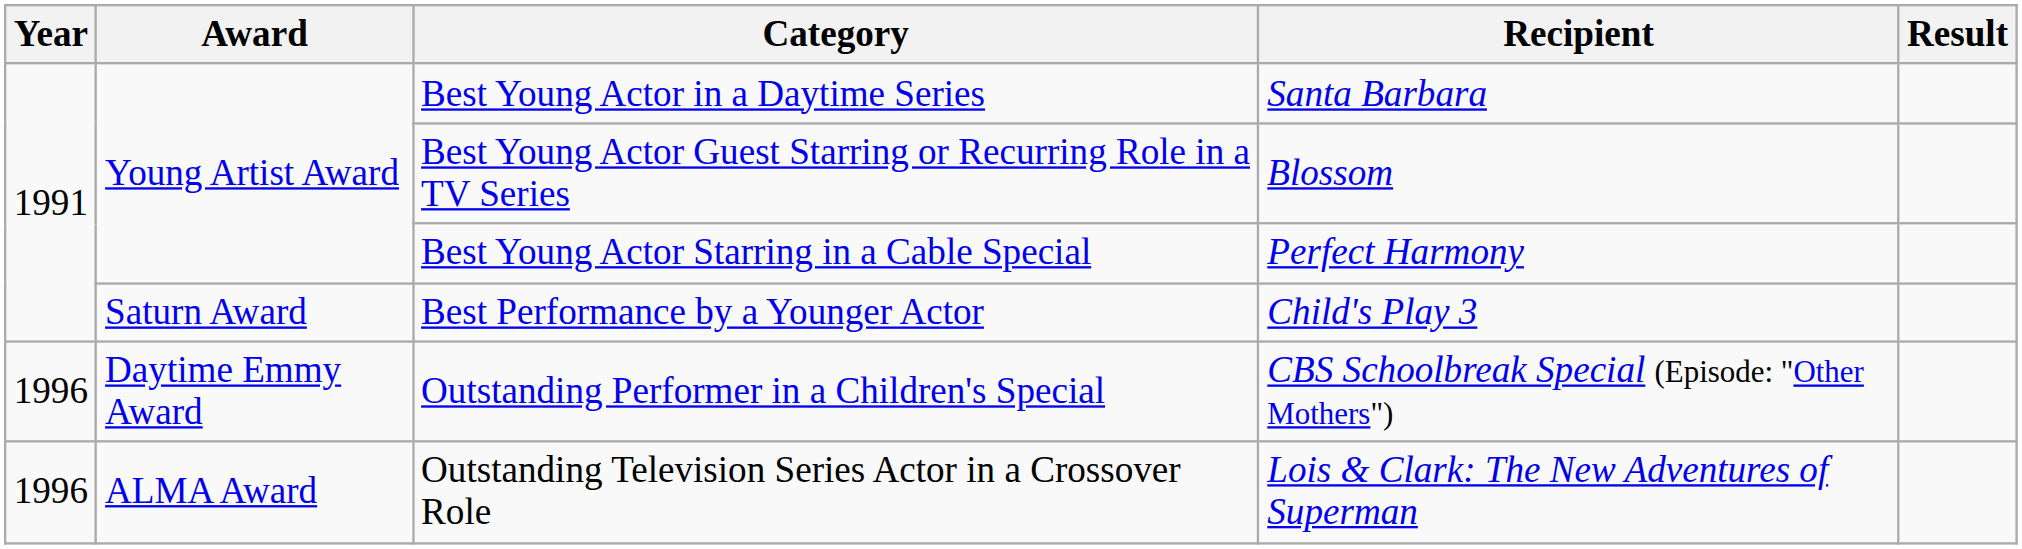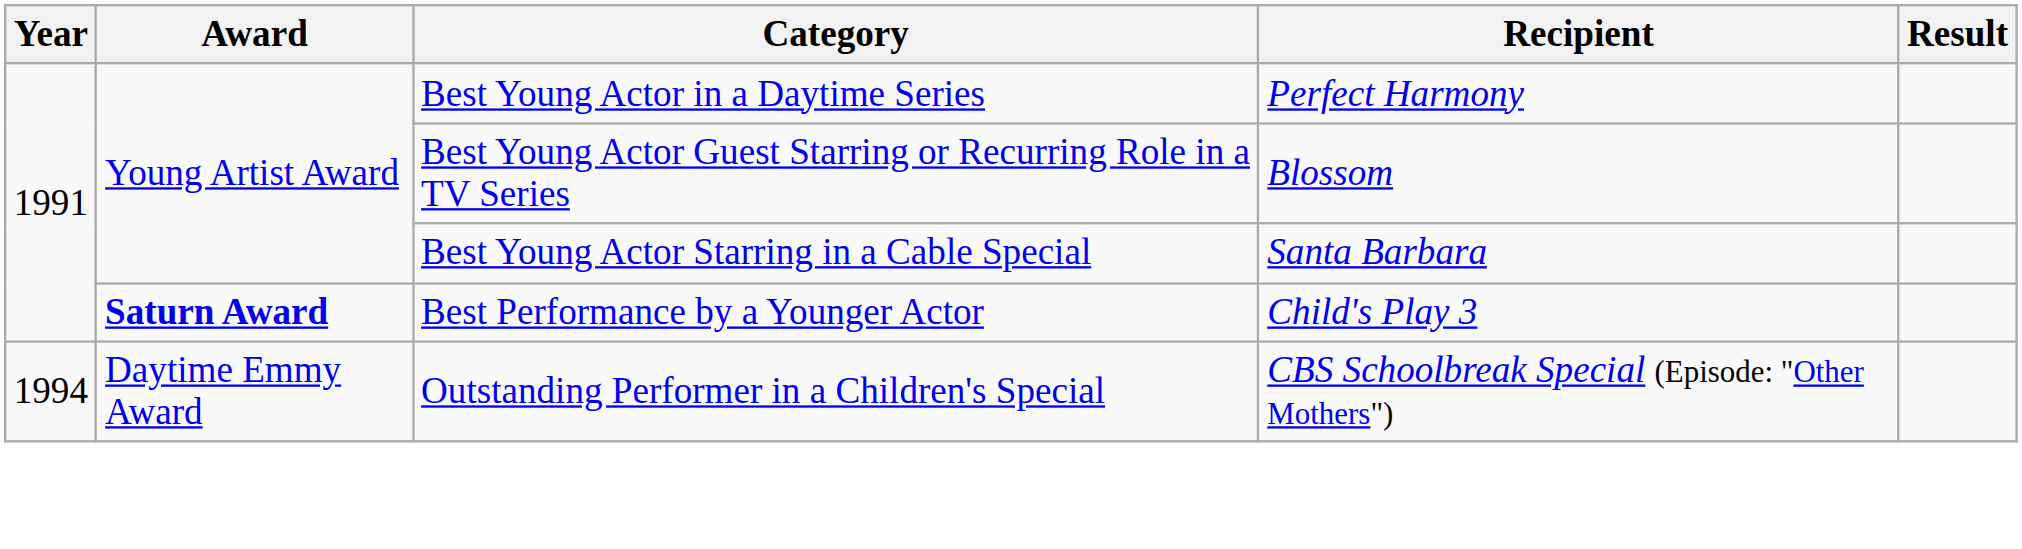(1377, 92) Santa Barbara -> (1396, 92) Perfect Harmony
(1396, 252) Perfect Harmony -> (1377, 252) Santa Barbara
(206, 311) normal -> (217, 311) bold
(51, 390) 1996 -> (51, 390) 1994
- row: (801, 491)
